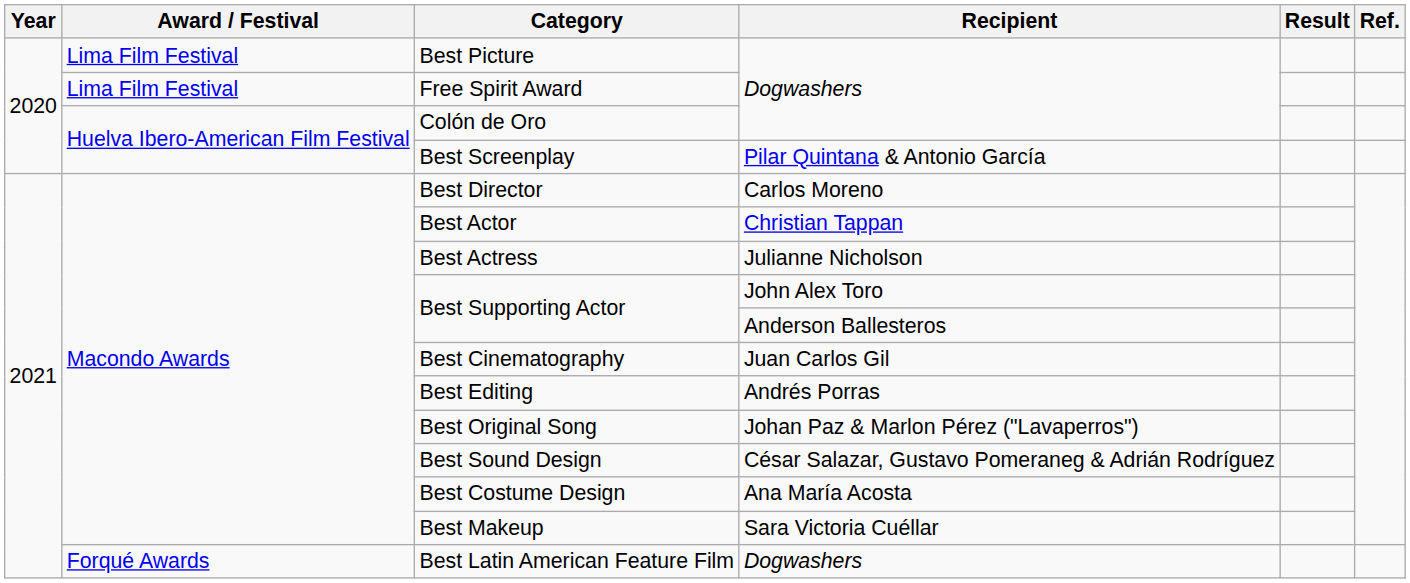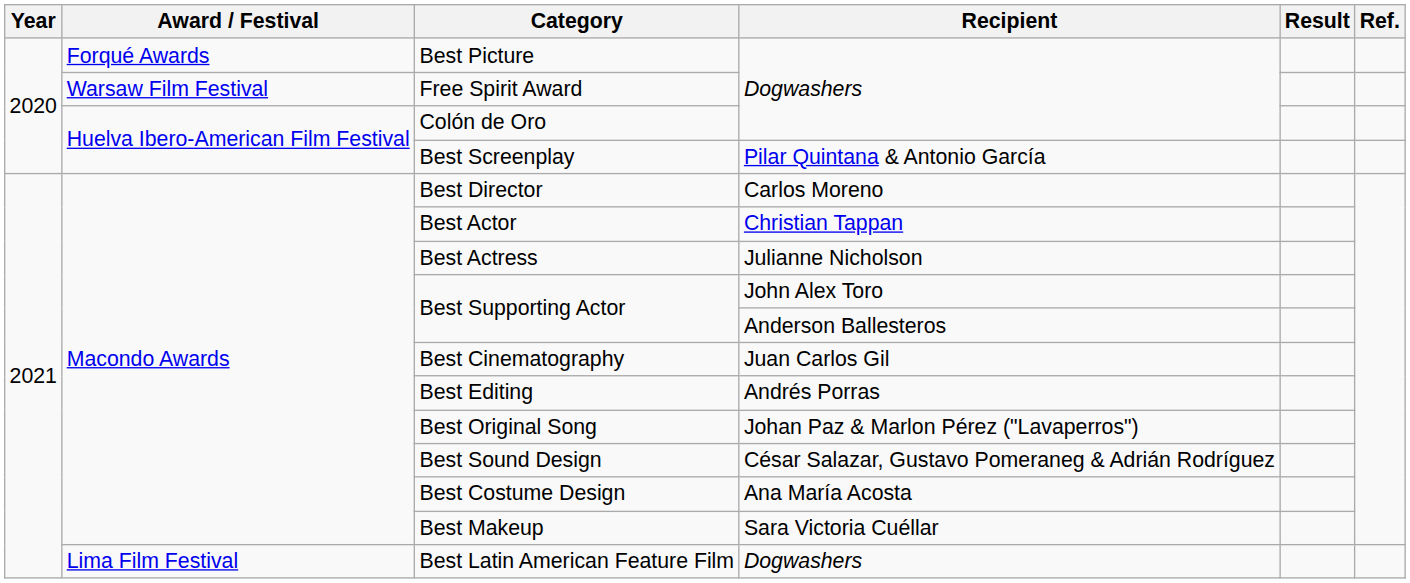(152, 55) Lima Film Festival -> (138, 55) Forqué Awards
(152, 88) Lima Film Festival -> (167, 88) Warsaw Film Festival
(138, 561) Forqué Awards -> (152, 561) Lima Film Festival
